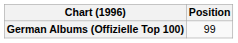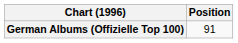(210, 29) 99 -> (210, 29) 91
